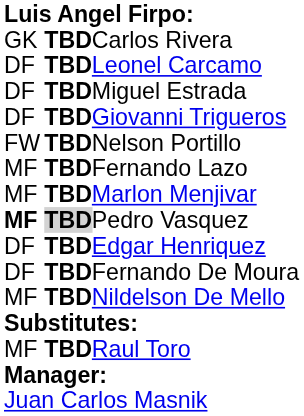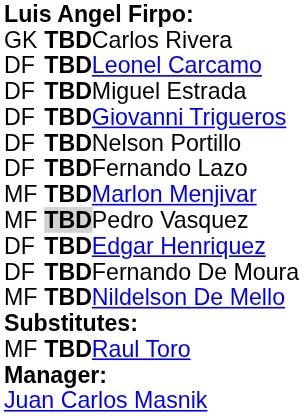(22, 143) FW -> (19, 143) DF
(21, 168) MF -> (19, 168) DF
(21, 220) bold -> (21, 220) normal
